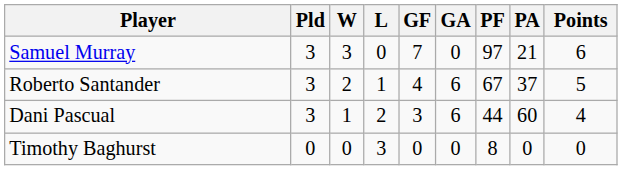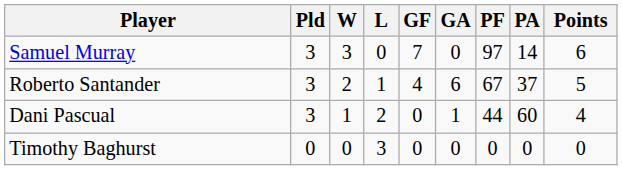(527, 52) 21 -> (527, 52) 14
(417, 116) 3 -> (417, 116) 0
(456, 116) 6 -> (456, 116) 1
(493, 148) 8 -> (493, 148) 0
